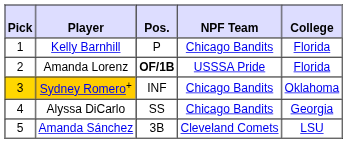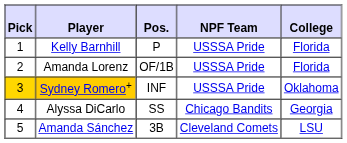(230, 47) Chicago Bandits -> (229, 47) USSSA Pride
(157, 67) bold -> (157, 67) normal
(230, 88) Chicago Bandits -> (229, 88) USSSA Pride
